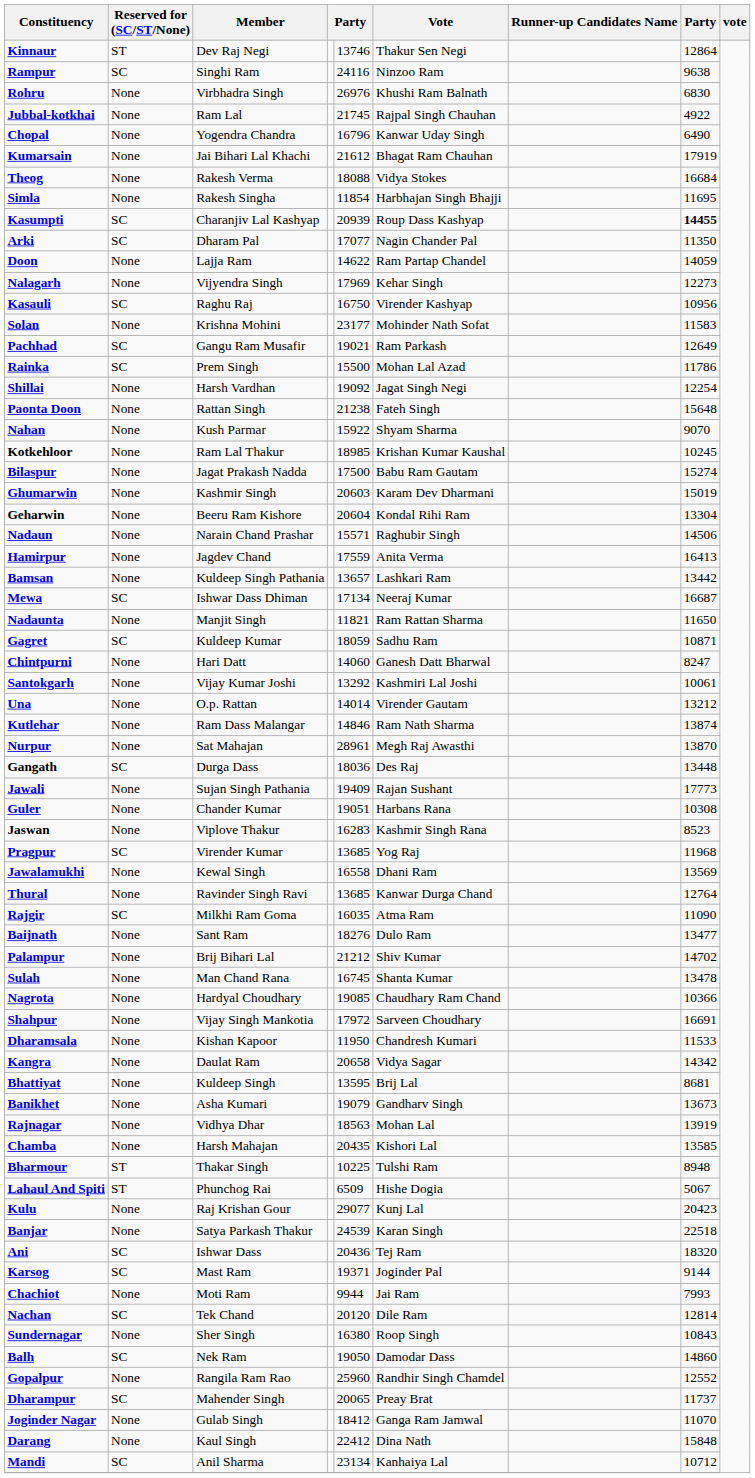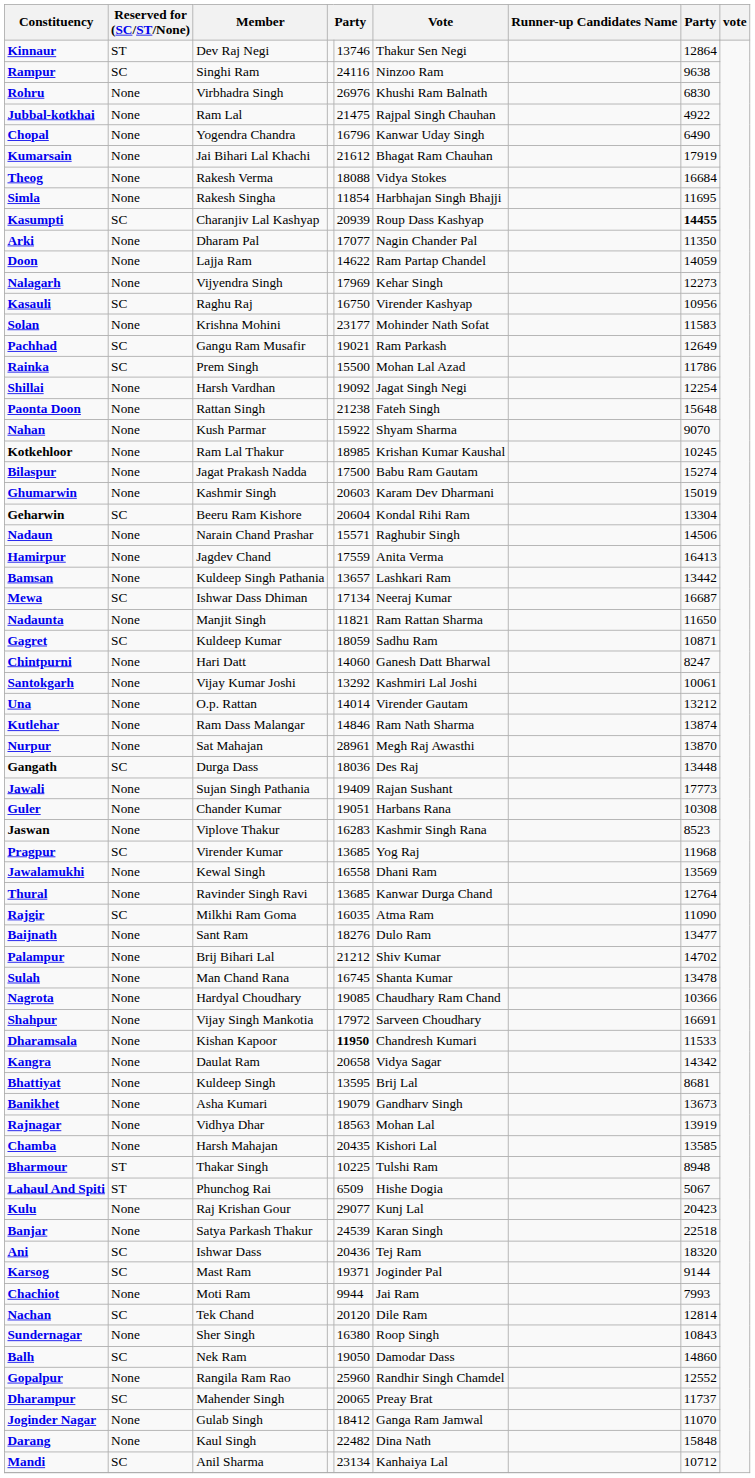(353, 114) 21745 -> (353, 114) 21475
(119, 240) SC -> (125, 240) None
(125, 514) None -> (119, 514) SC
(353, 1040) normal -> (353, 1040) bold
(353, 1441) 22412 -> (353, 1441) 22482
